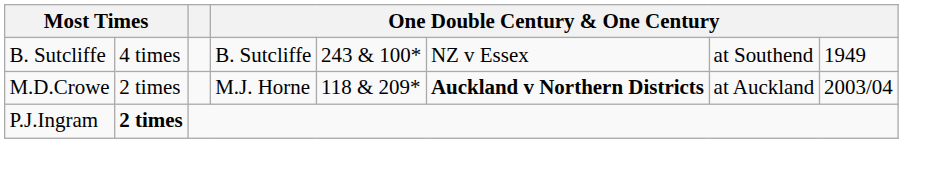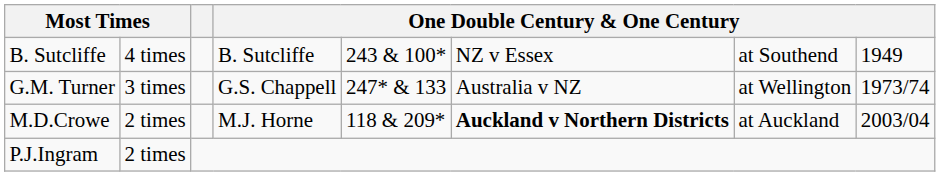+ row: (62, 87)
(151, 120) bold -> (155, 154) normal
